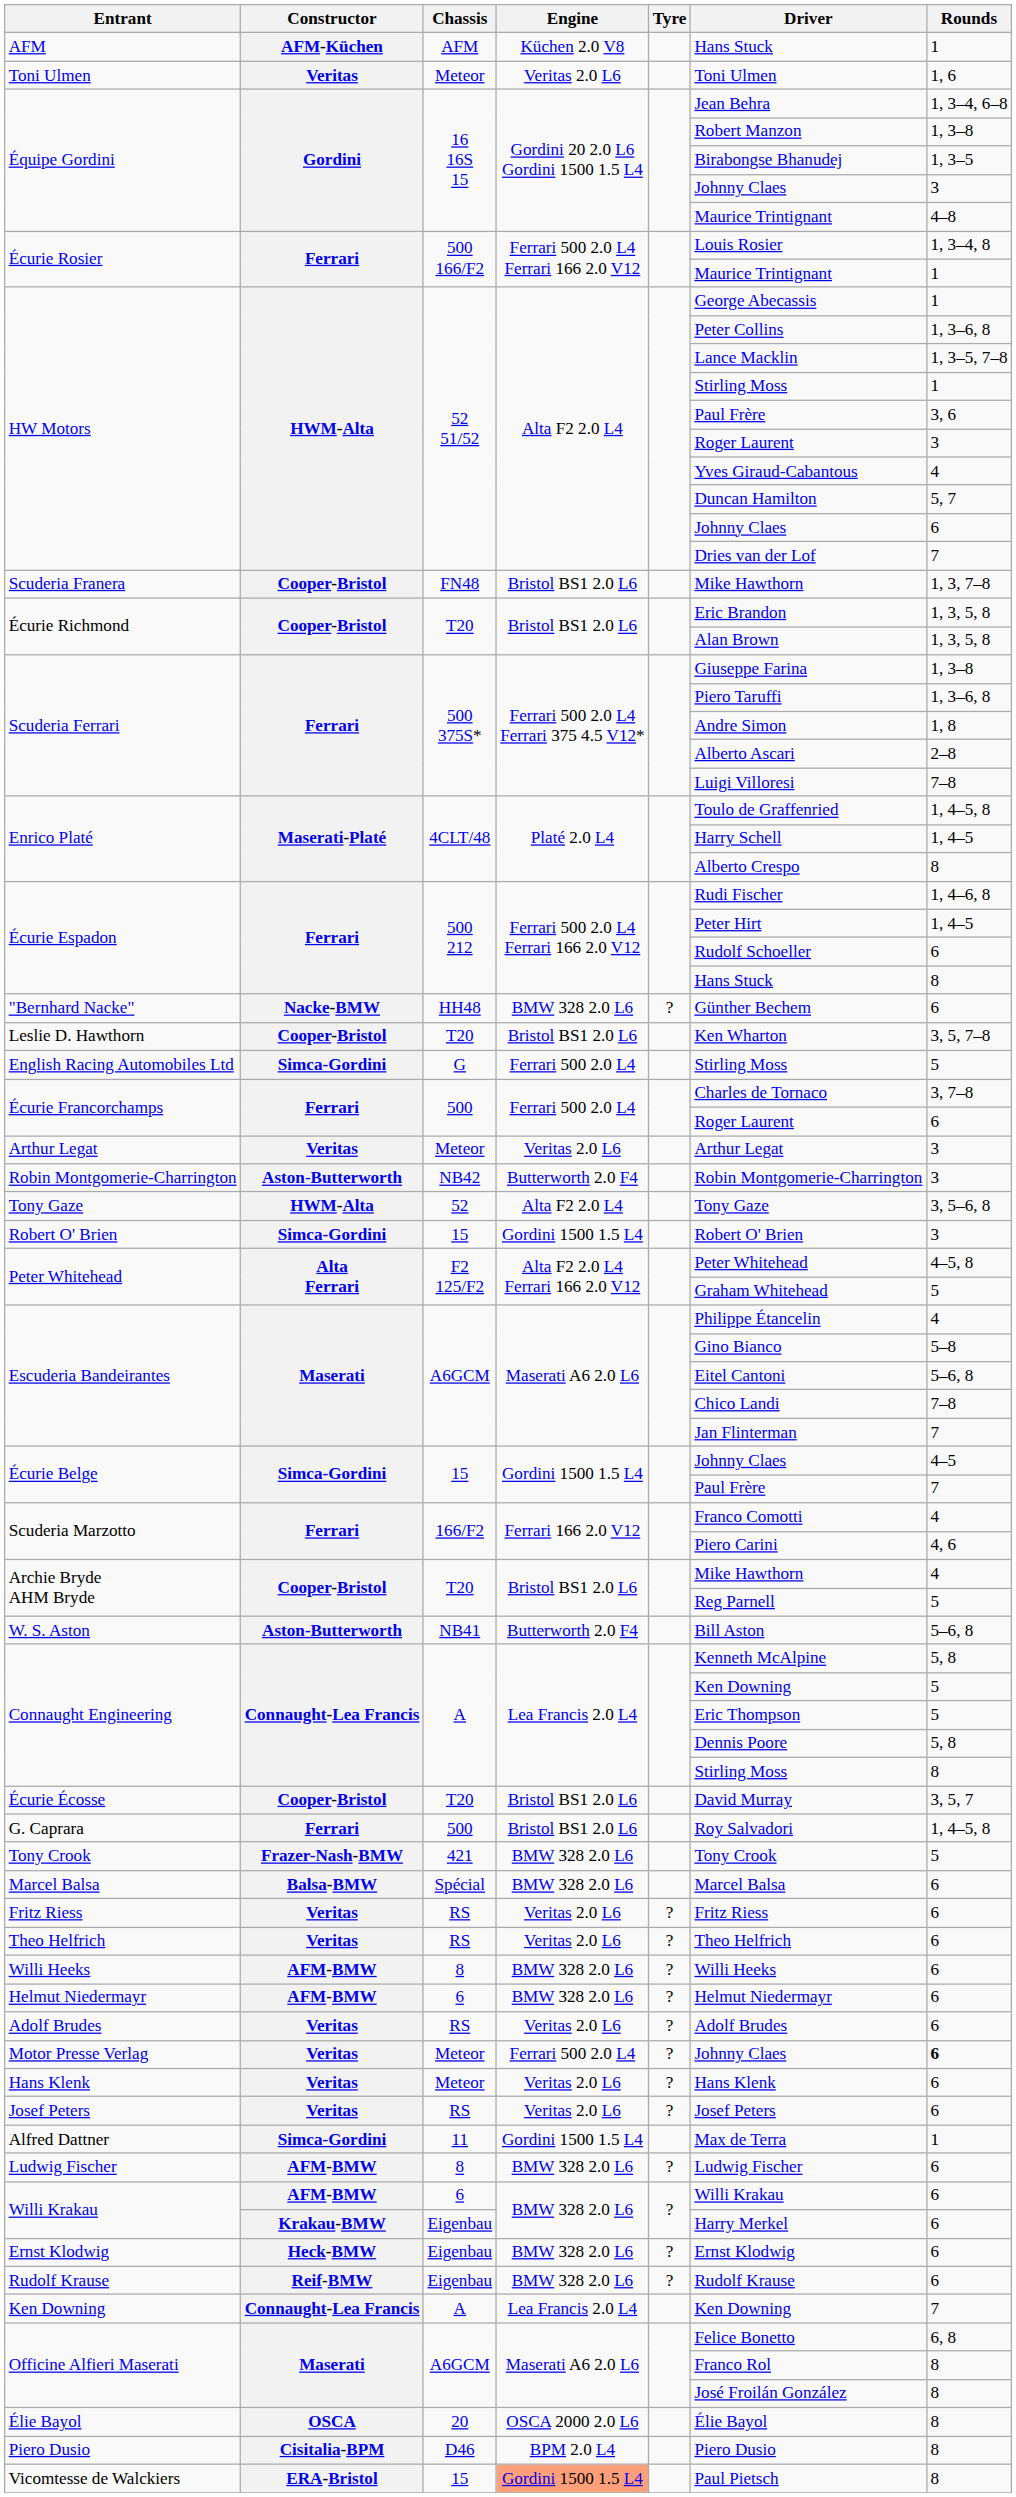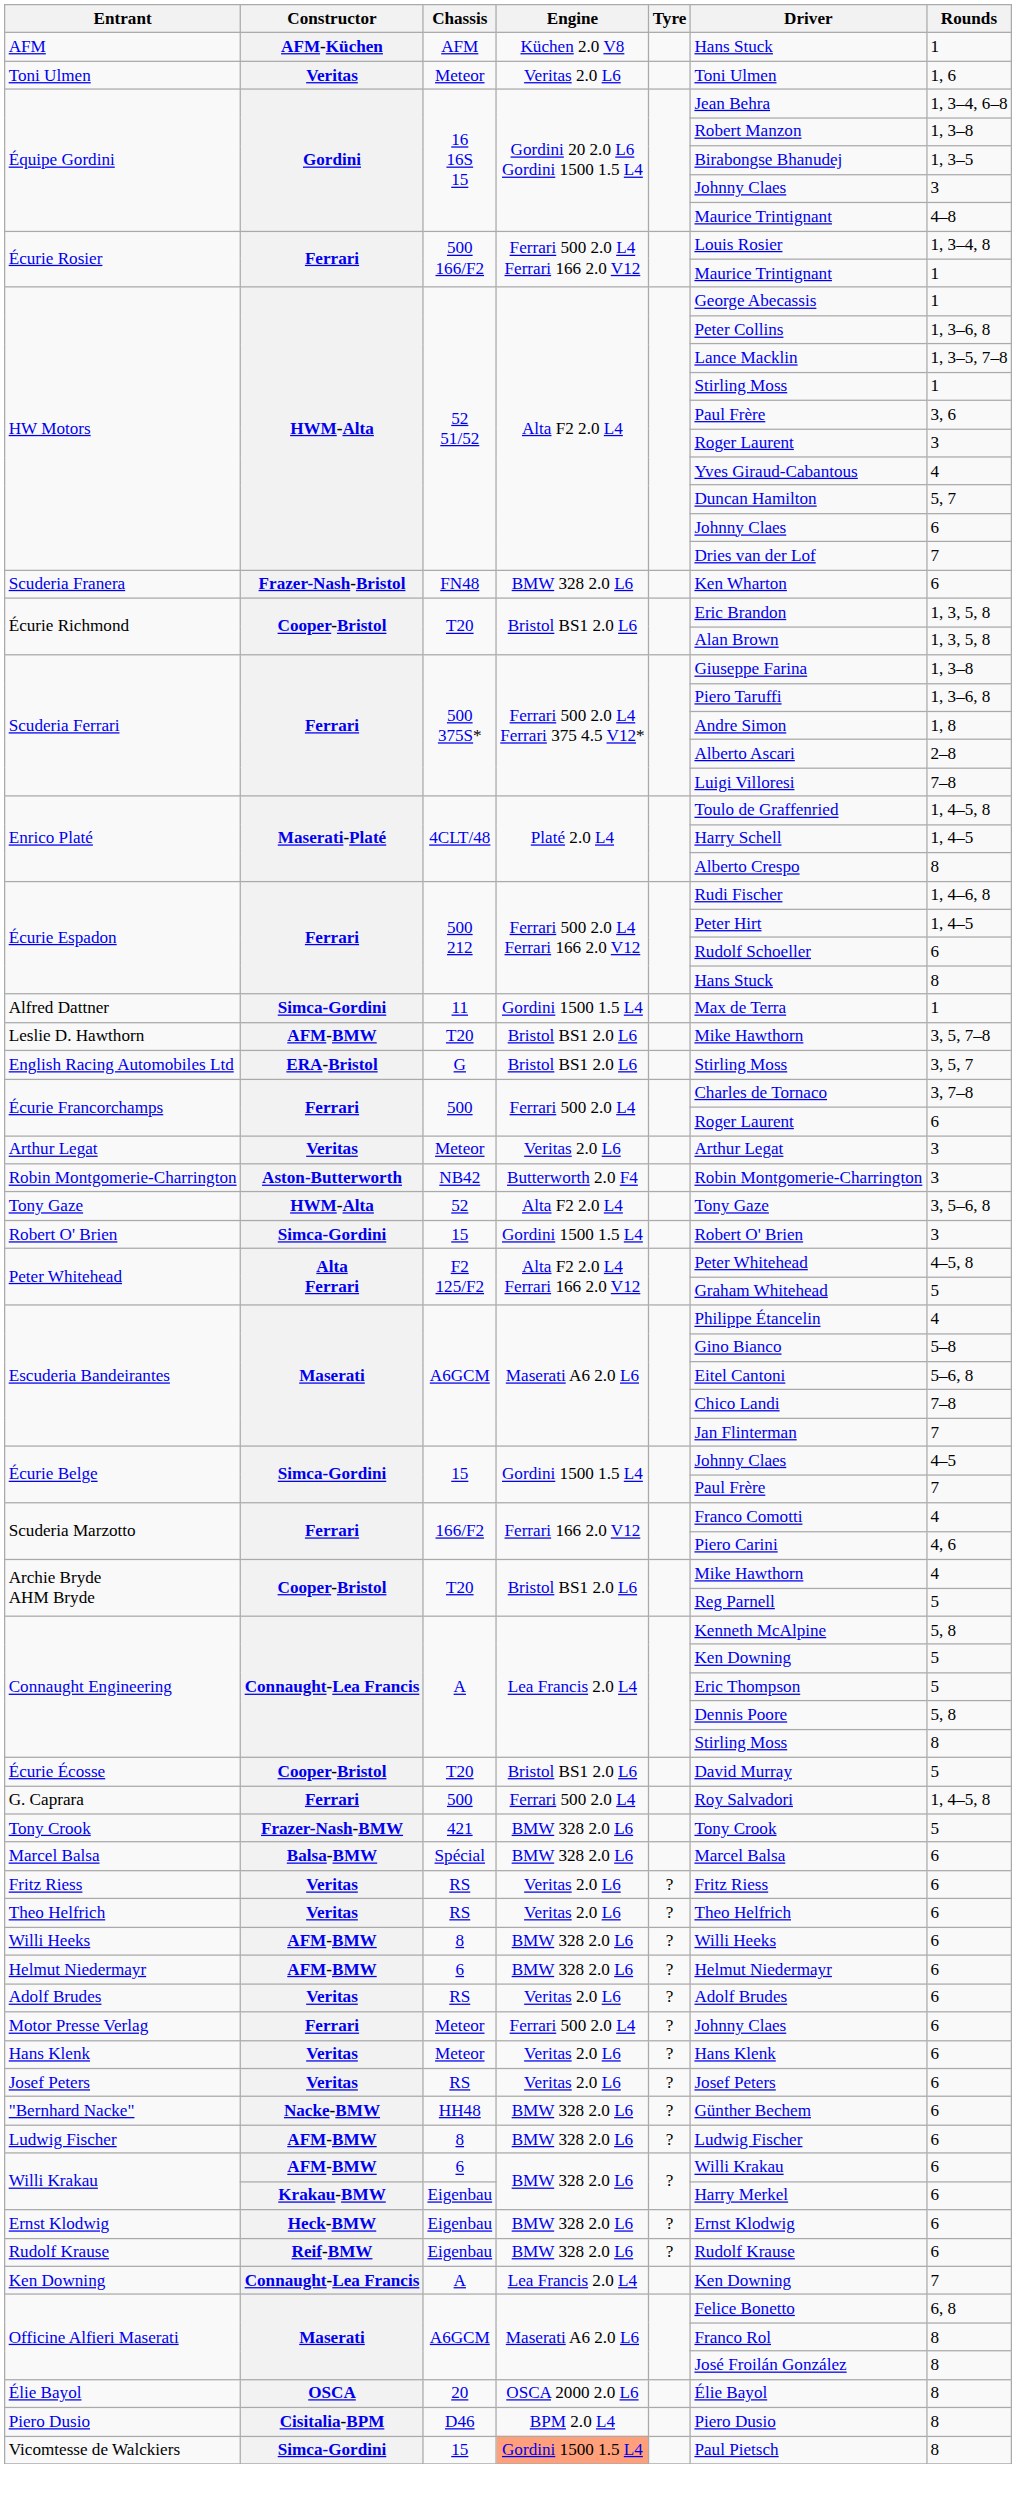(332, 583) Cooper-Bristol -> (332, 583) Frazer-Nash-Bristol
(572, 583) Bristol BS1 2.0 L6 -> (572, 583) BMW 328 2.0 L6
(749, 583) Mike Hawthorn -> (741, 583) Ken Wharton
(960, 583) 1, 3, 7–8 -> (935, 583) 6
rows swapped: (59, 2138) <-> (72, 1007)
(332, 1035) Cooper-Bristol -> (332, 1035) AFM-BMW
(741, 1035) Ken Wharton -> (749, 1035) Mike Hawthorn
(332, 1064) Simca-Gordini -> (332, 1064) ERA-Bristol
(572, 1064) Ferrari 500 2.0 L4 -> (572, 1064) Bristol BS1 2.0 L6
(935, 1064) 5 -> (952, 1064) 3, 5, 7
- row: (49, 1629)
(952, 1799) 3, 5, 7 -> (935, 1771) 5
(572, 1827) Bristol BS1 2.0 L6 -> (572, 1799) Ferrari 500 2.0 L4
(332, 2053) Veritas -> (332, 2025) Ferrari
(935, 2053) bold -> (935, 2025) normal
(332, 2477) ERA-Bristol -> (332, 2449) Simca-Gordini
